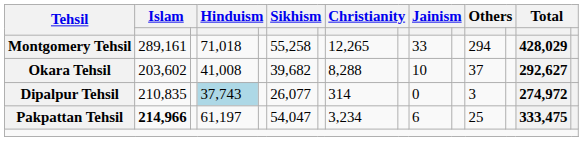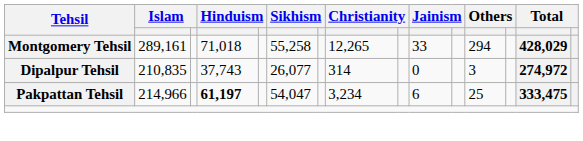- row: (70, 70)
(221, 93) lightblue background -> (221, 70) no background
(163, 117) bold -> (163, 93) normal
(221, 117) normal -> (221, 93) bold
